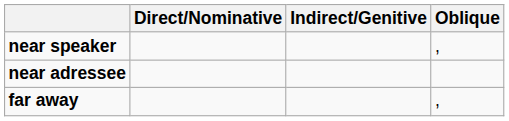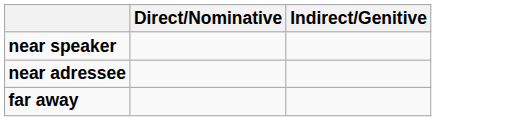- column: (467, 18)
